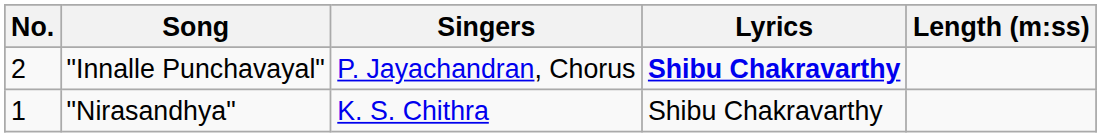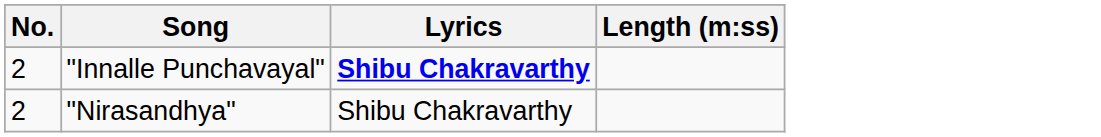- column: (486, 26)
(19, 111) 1 -> (19, 111) 2
